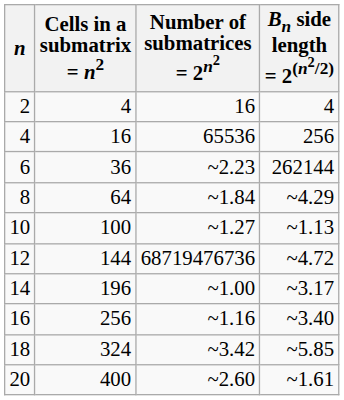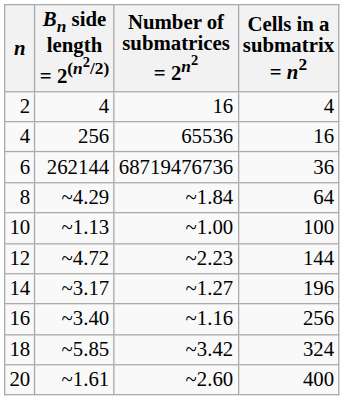columns swapped: (85, 47) <-> (299, 47)
(231, 167) ~2.23 -> (176, 167) 68719476736
(231, 227) ~1.27 -> (209, 227) ~1.00
(198, 258) 68719476736 -> (209, 258) ~2.23
(231, 288) ~1.00 -> (209, 288) ~1.27
